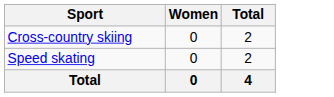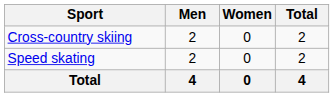+ column: (192, 15)
